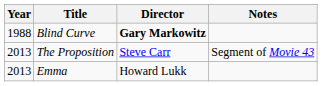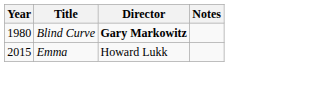(19, 33) 1988 -> (19, 33) 1980
- row: (75, 52)
(19, 71) 2013 -> (19, 52) 2015
